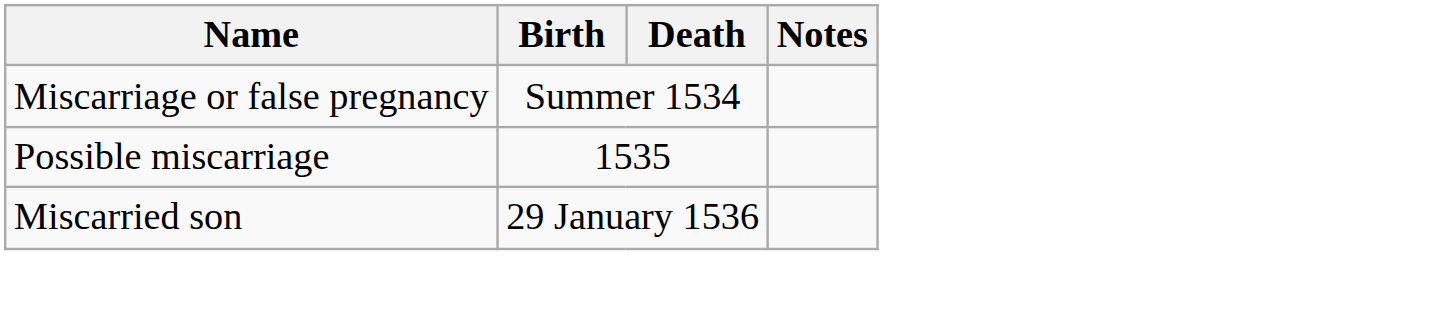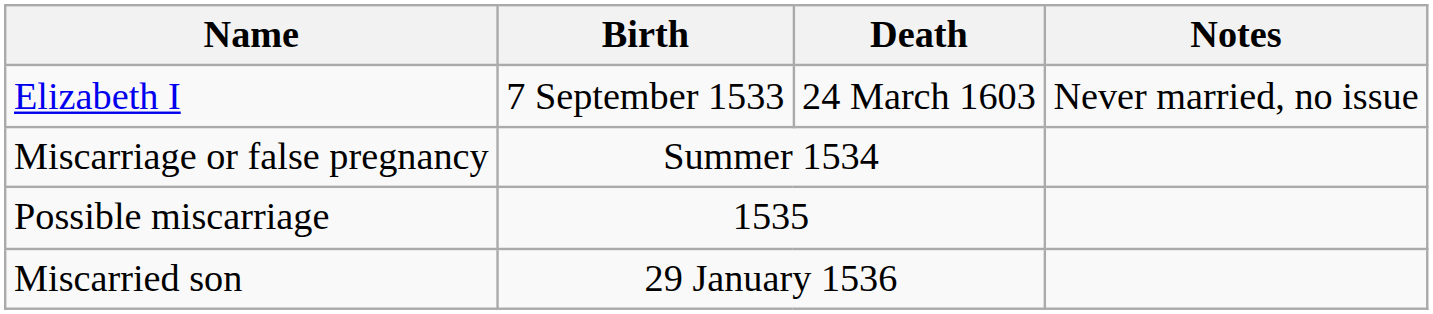+ row: (97, 95)
